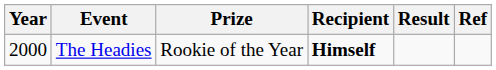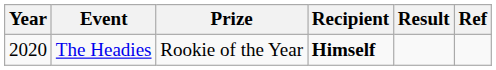(28, 49) 2000 -> (28, 49) 2020
